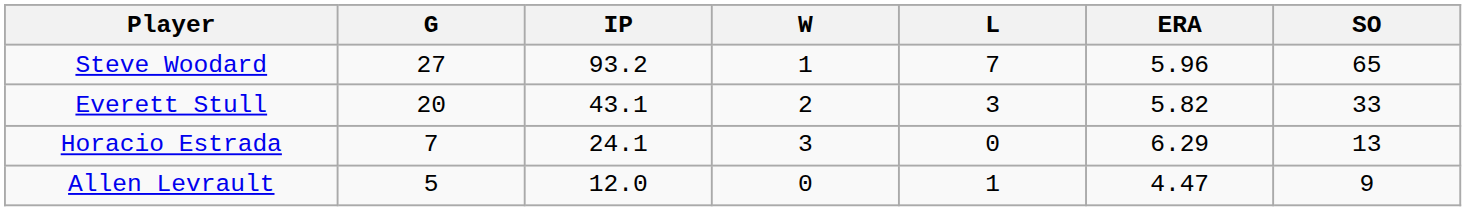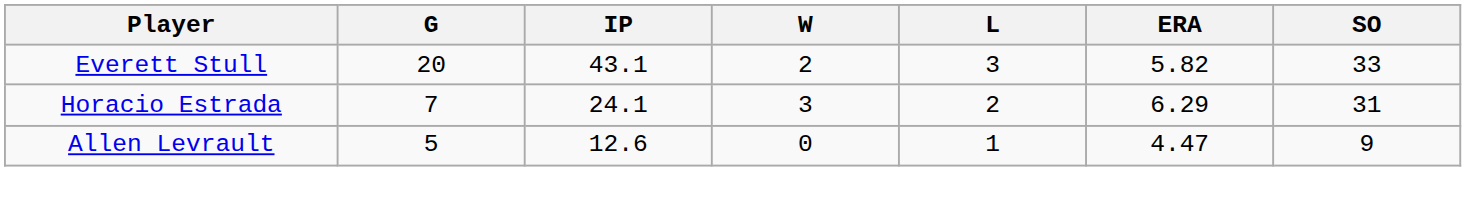- row: (171, 65)
(993, 145) 0 -> (993, 105) 2
(1367, 145) 13 -> (1367, 105) 31
(618, 185) 12.0 -> (618, 145) 12.6
